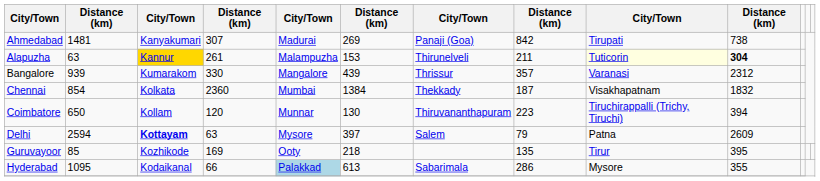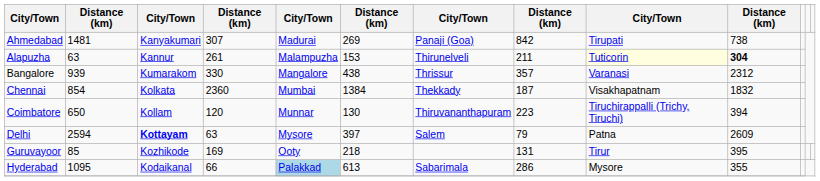(157, 57) gold background -> (157, 57) no background
(351, 73) 439 -> (351, 73) 438
(525, 151) 135 -> (525, 151) 131
